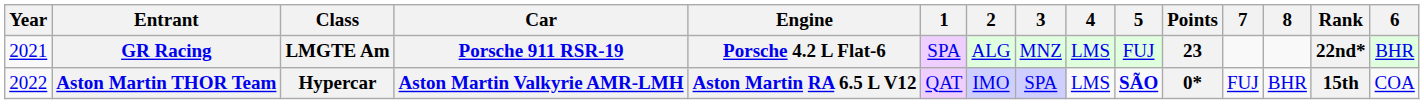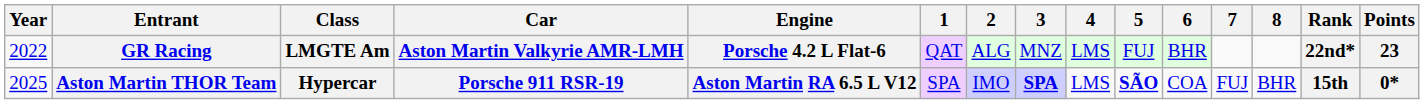columns swapped: (1395, 19) <-> (1193, 19)
(28, 51) 2021 -> (28, 51) 2022
(541, 51) Porsche 911 RSR-19 -> (541, 51) Aston Martin Valkyrie AMR-LMH
(944, 51) SPA -> (944, 51) QAT
(28, 82) 2022 -> (28, 82) 2025
(541, 82) Aston Martin Valkyrie AMR-LMH -> (541, 82) Porsche 911 RSR-19
(944, 82) QAT -> (944, 82) SPA
(1041, 82) normal -> (1041, 82) bold
